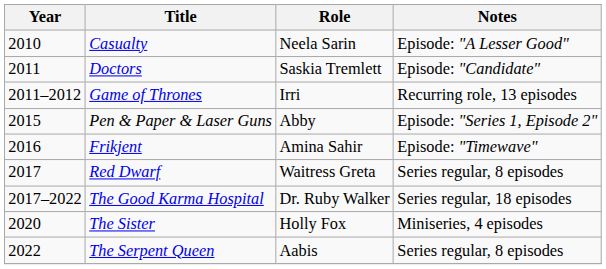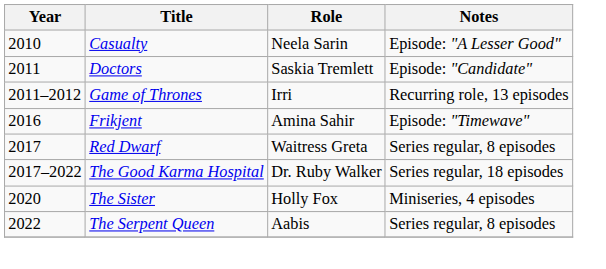- row: (181, 120)
